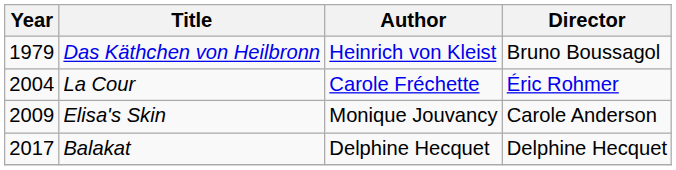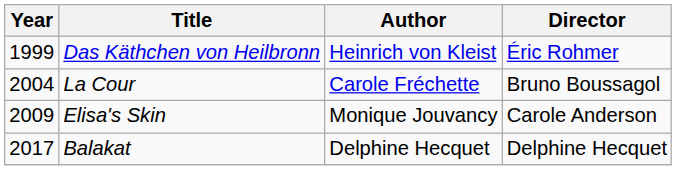(32, 52) 1979 -> (32, 52) 1999
(584, 52) Bruno Boussagol -> (563, 52) Éric Rohmer
(563, 84) Éric Rohmer -> (584, 84) Bruno Boussagol
